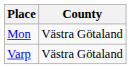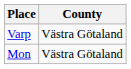rows swapped: (19, 34) <-> (19, 53)
